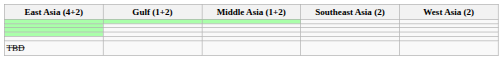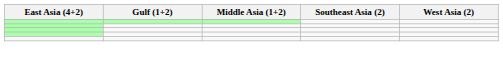- row: (16, 48)
